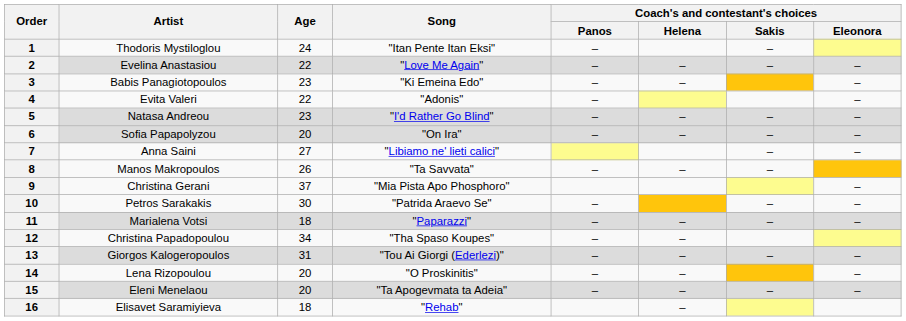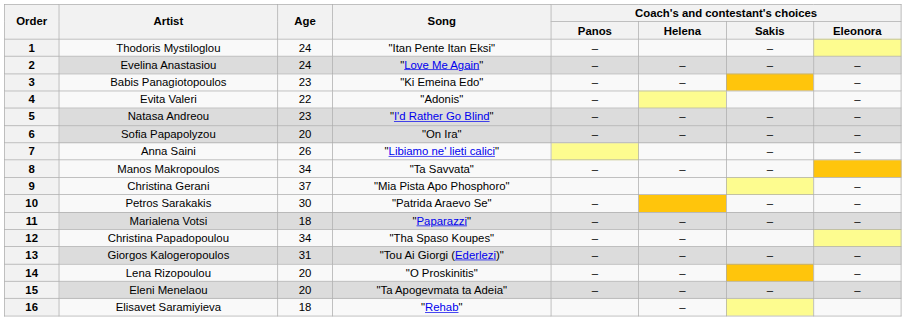(305, 65) 22 -> (305, 65) 24
(305, 151) 27 -> (305, 151) 26
(305, 169) 26 -> (305, 169) 34
